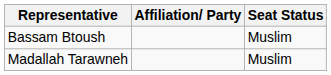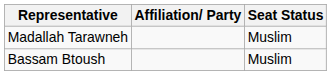rows swapped: (56, 37) <-> (68, 59)
